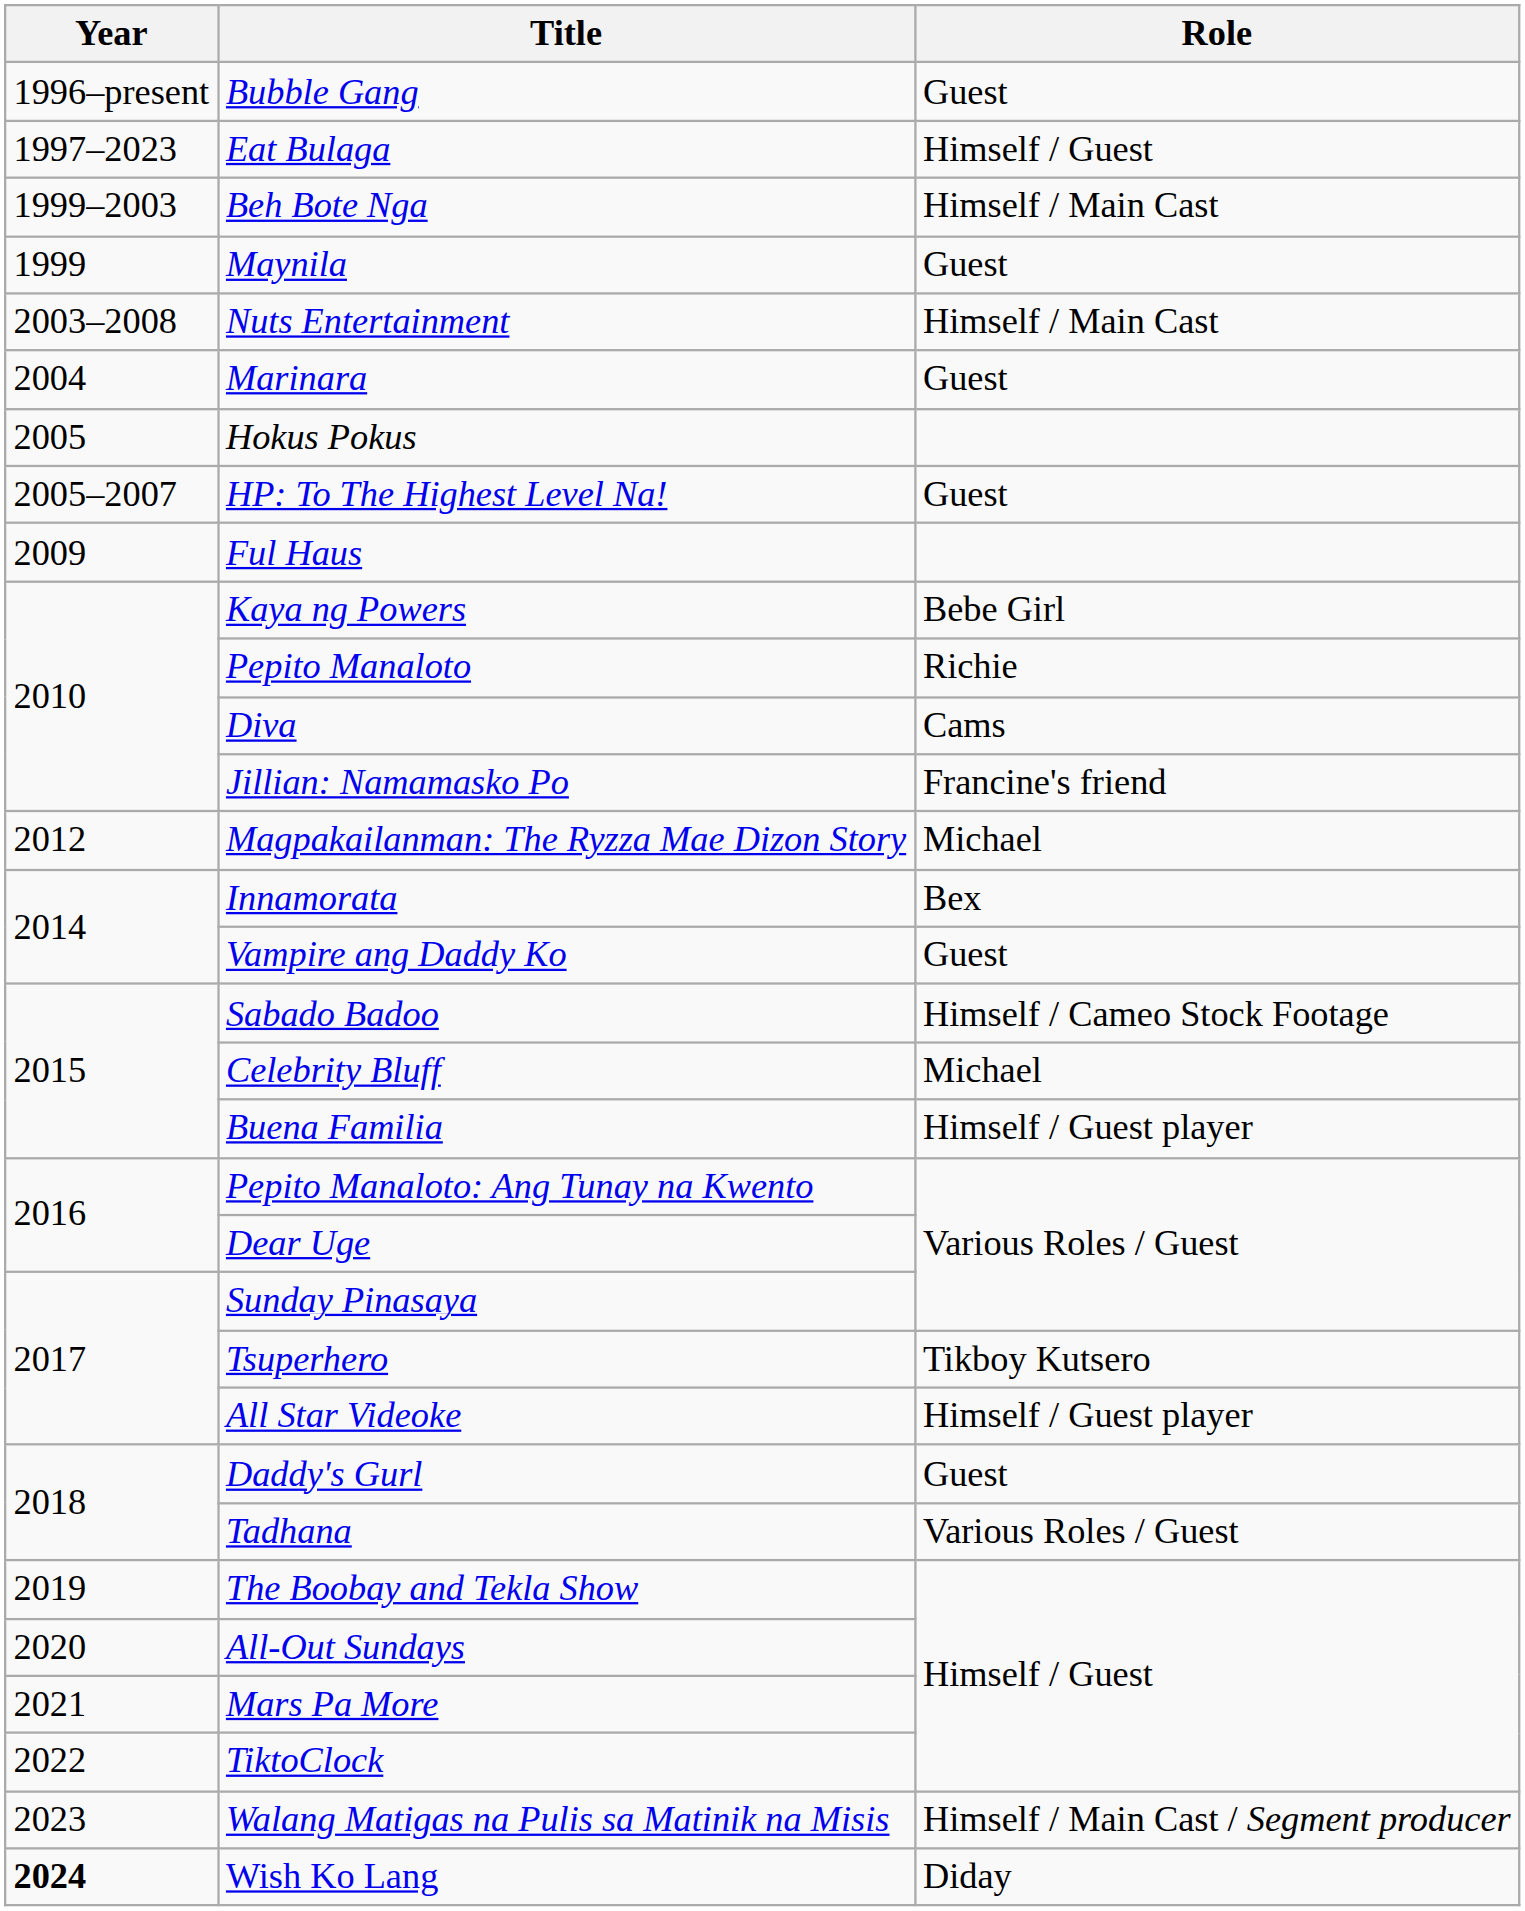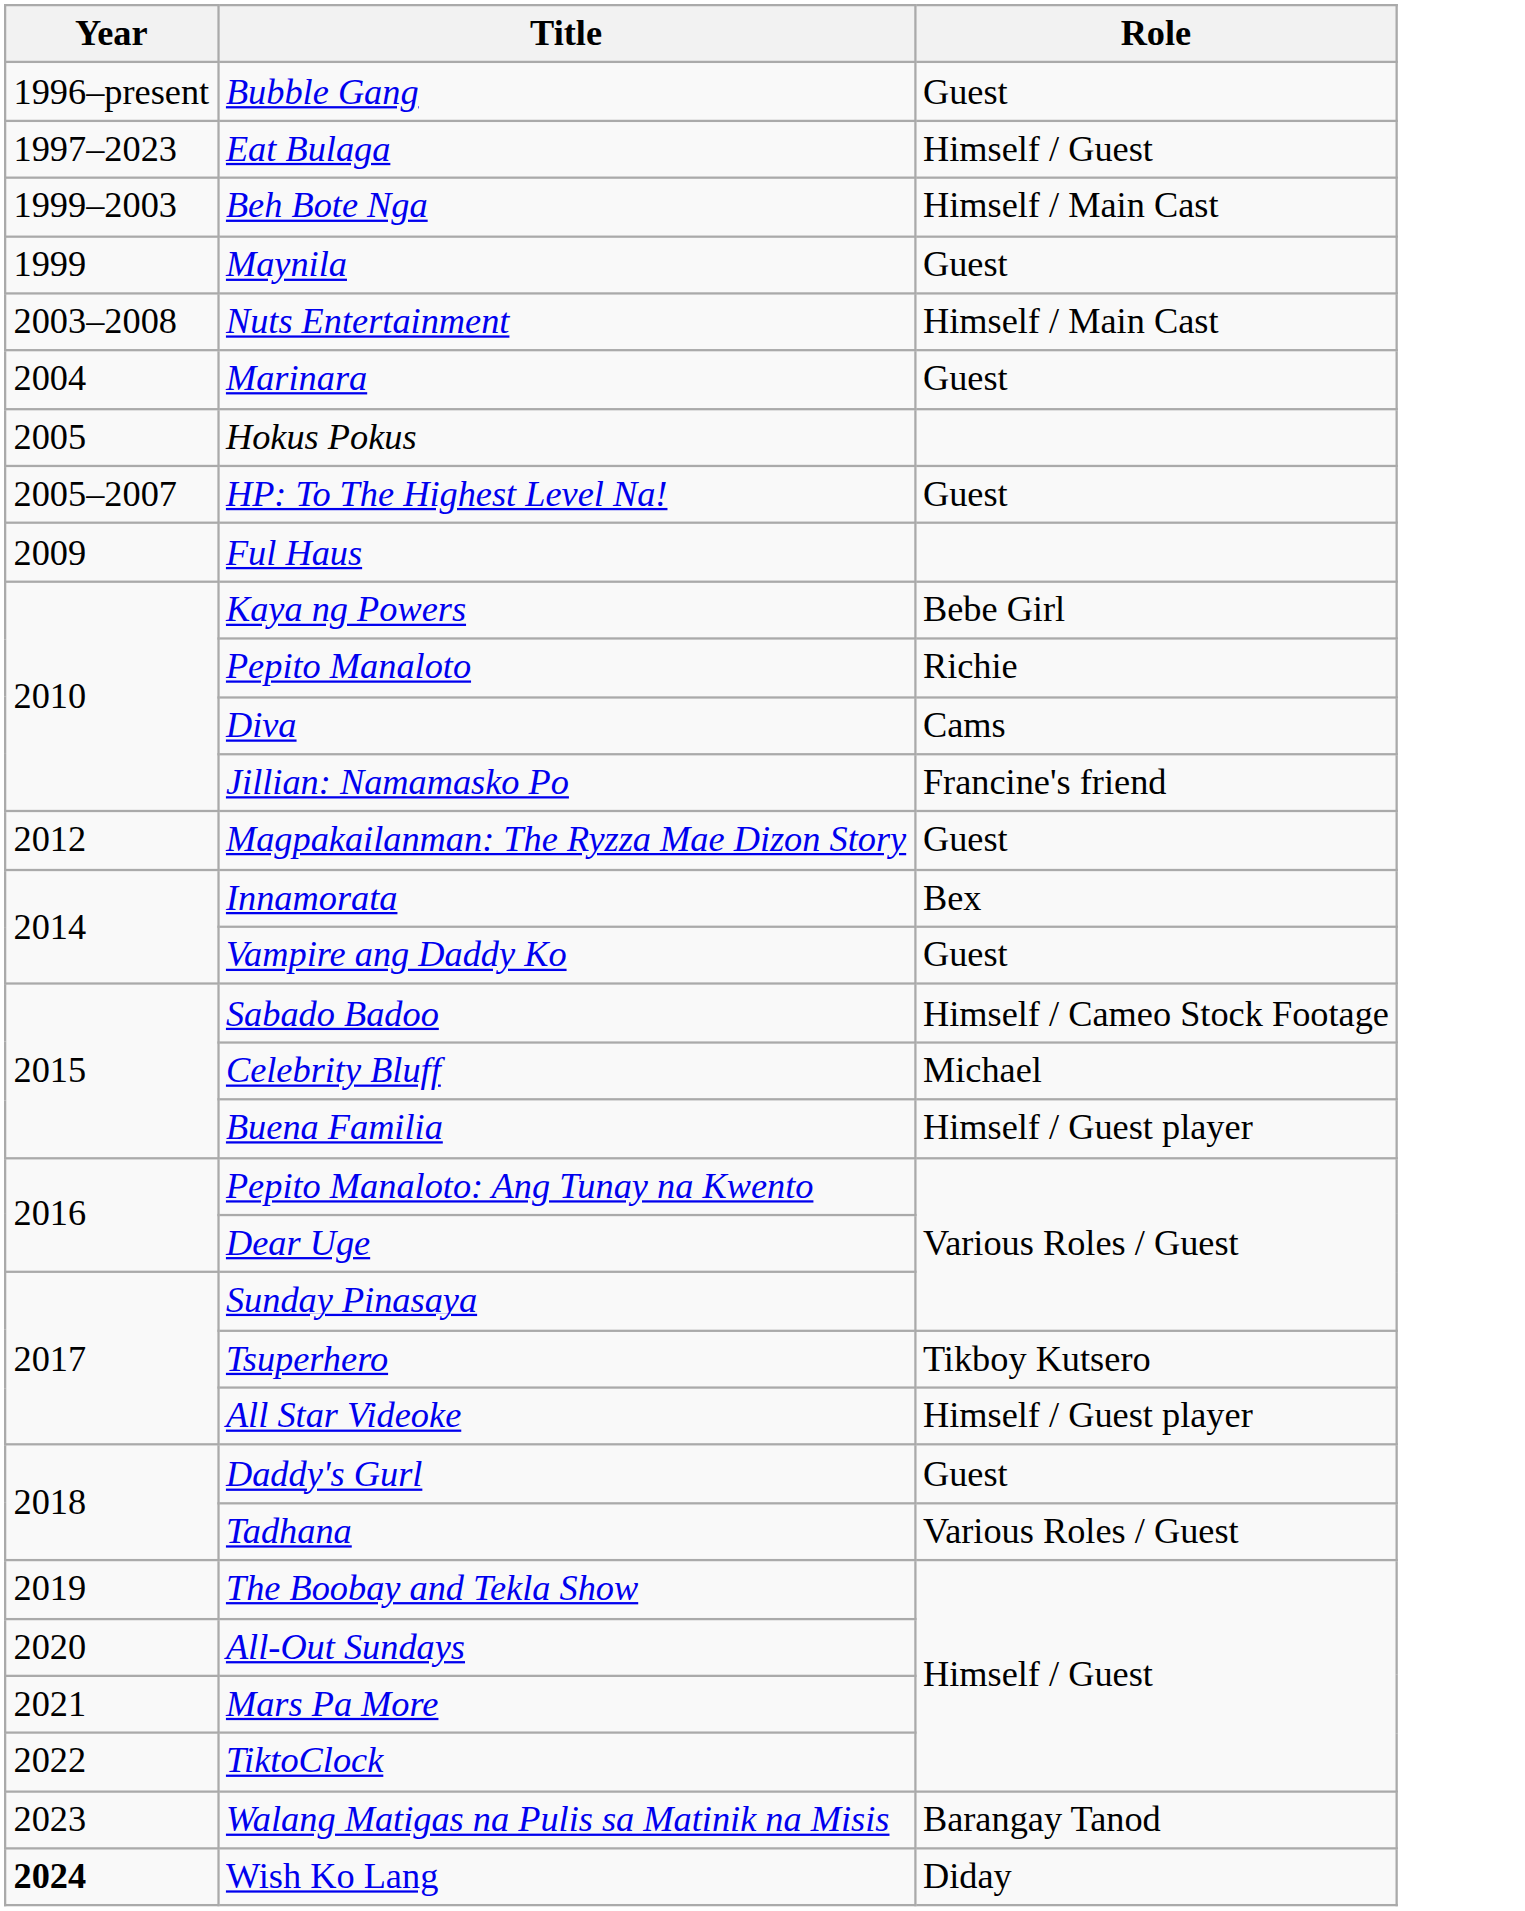(982, 839) Michael -> (965, 839) Guest
(1217, 1818) Himself / Main Cast / Segment producer -> (1042, 1818) Barangay Tanod
